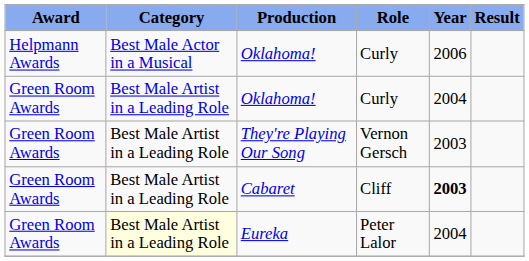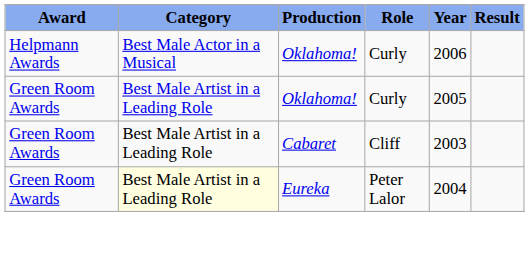(450, 98) 2004 -> (450, 98) 2005
- row: (52, 143)
(450, 188) bold -> (450, 143) normal
